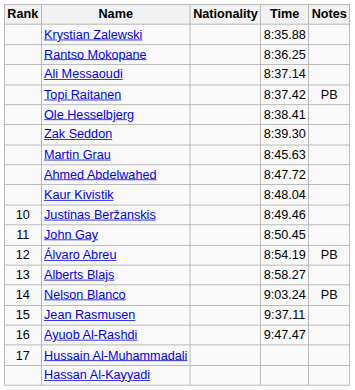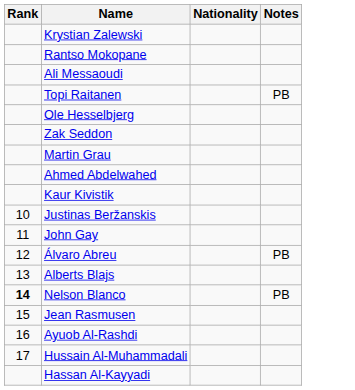- column: (285, 14)
(23, 295) normal -> (23, 295) bold
